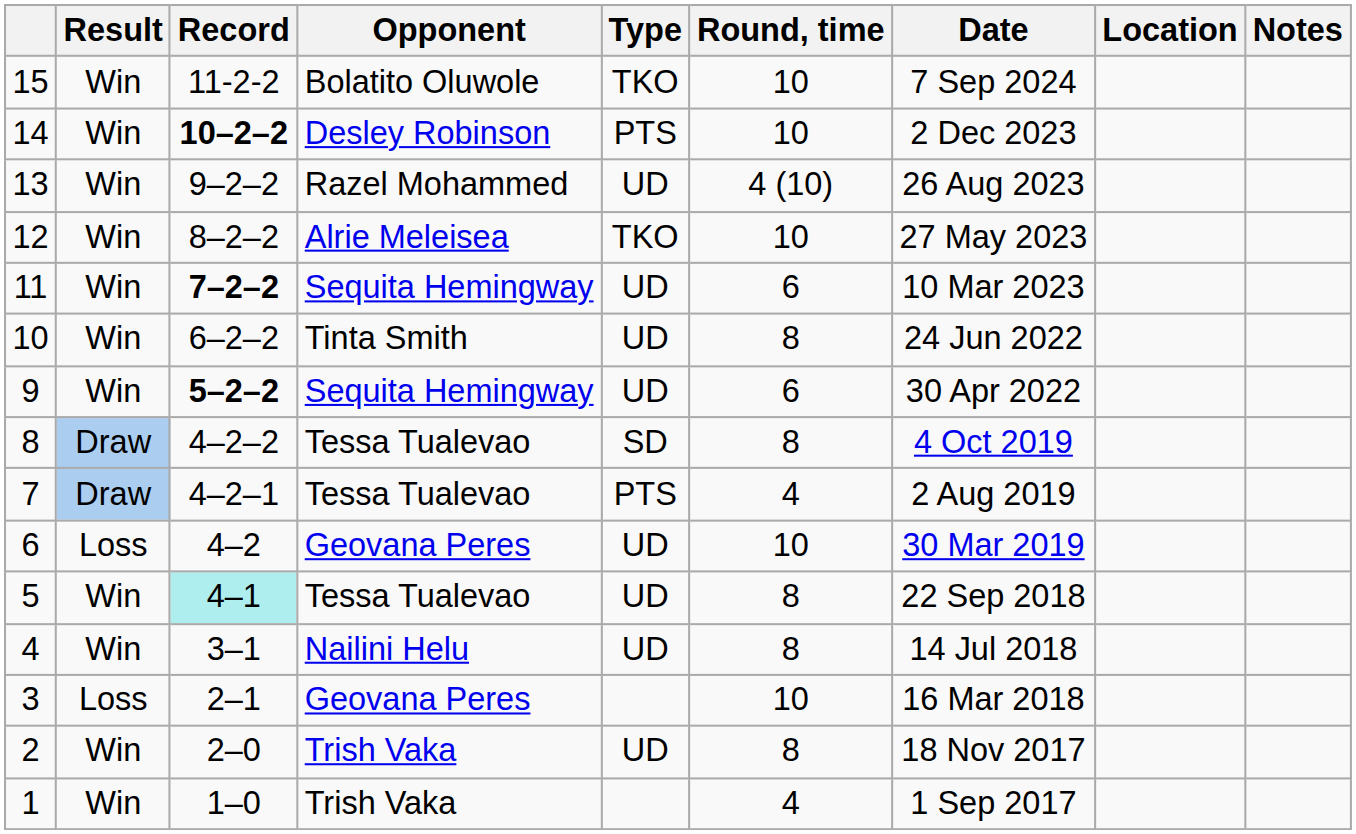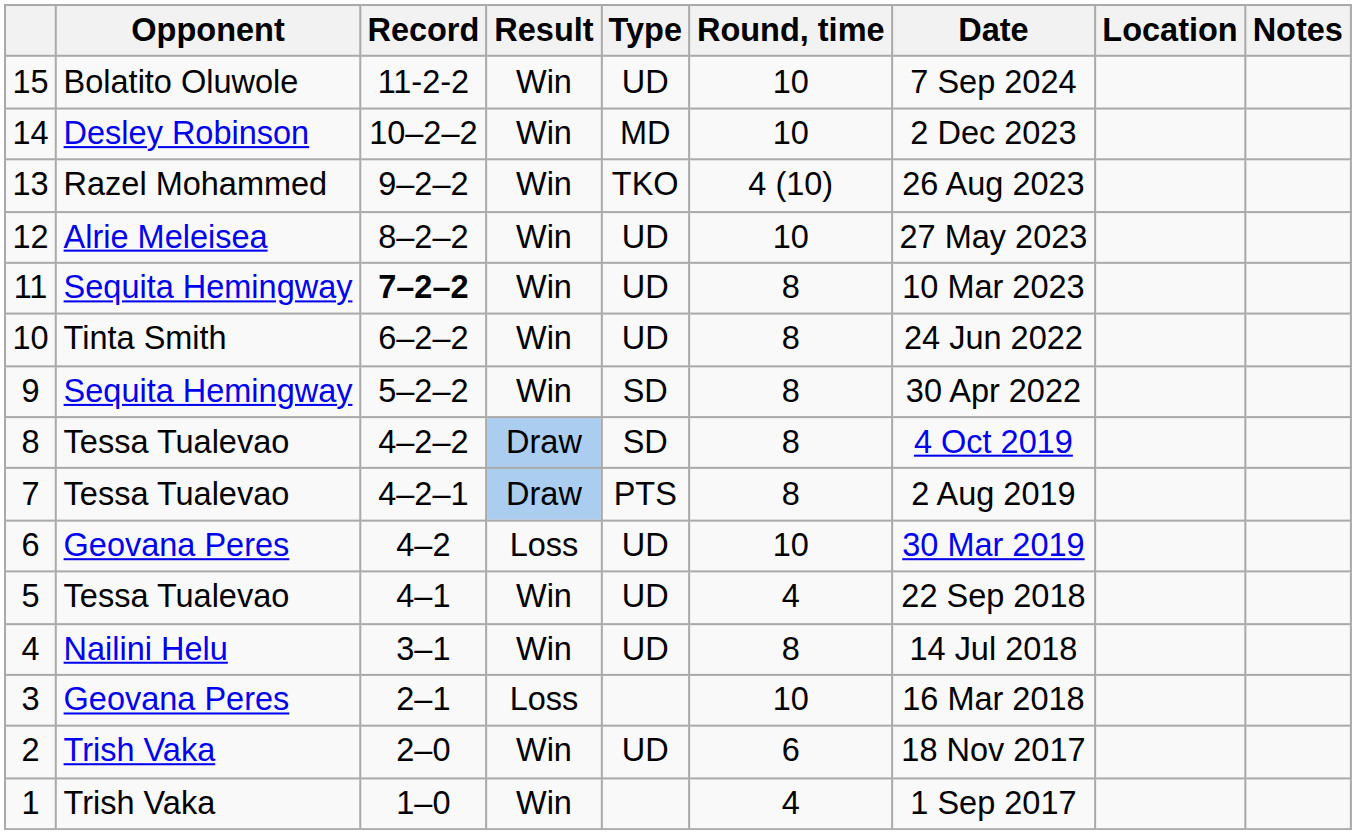columns swapped: (113, 30) <-> (449, 30)
(645, 81) TKO -> (645, 81) UD
(234, 133) bold -> (423, 133) normal
(645, 133) PTS -> (645, 133) MD
(645, 184) UD -> (645, 184) TKO
(645, 236) TKO -> (645, 236) UD
(791, 287) 6 -> (791, 287) 8
(234, 390) bold -> (423, 390) normal
(645, 390) UD -> (645, 390) SD
(791, 390) 6 -> (791, 390) 8
(791, 493) 4 -> (791, 493) 8
(234, 596) paleturquoise background -> (423, 596) no background
(791, 596) 8 -> (791, 596) 4
(791, 751) 8 -> (791, 751) 6
